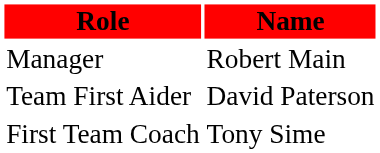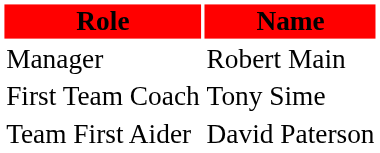rows swapped: (103, 134) <-> (99, 96)
